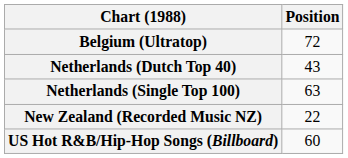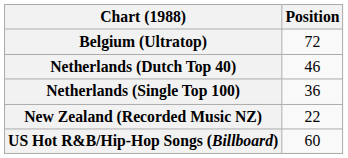(312, 66) 43 -> (312, 66) 46
(312, 91) 63 -> (312, 91) 36
